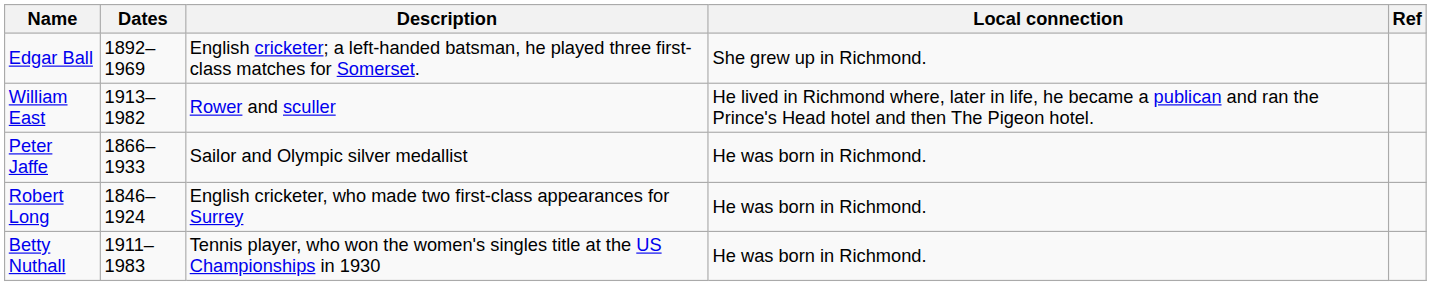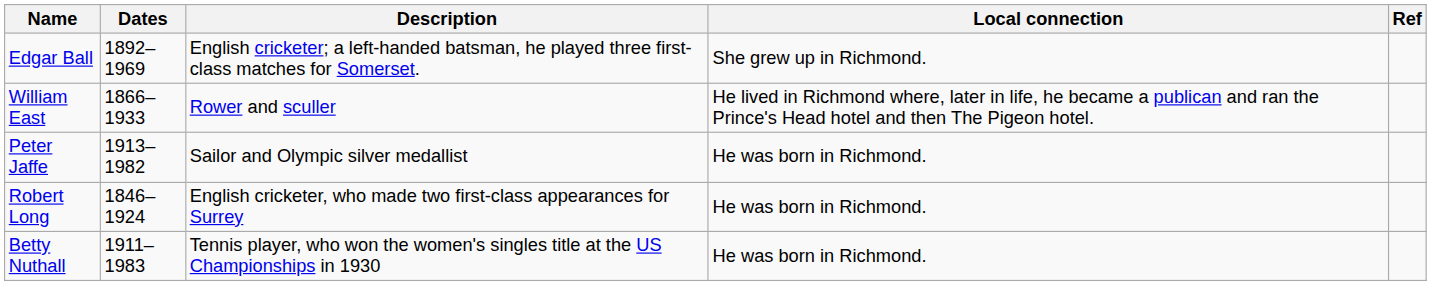(130, 107) 1913–1982 -> (130, 107) 1866–1933
(130, 157) 1866–1933 -> (130, 157) 1913–1982
